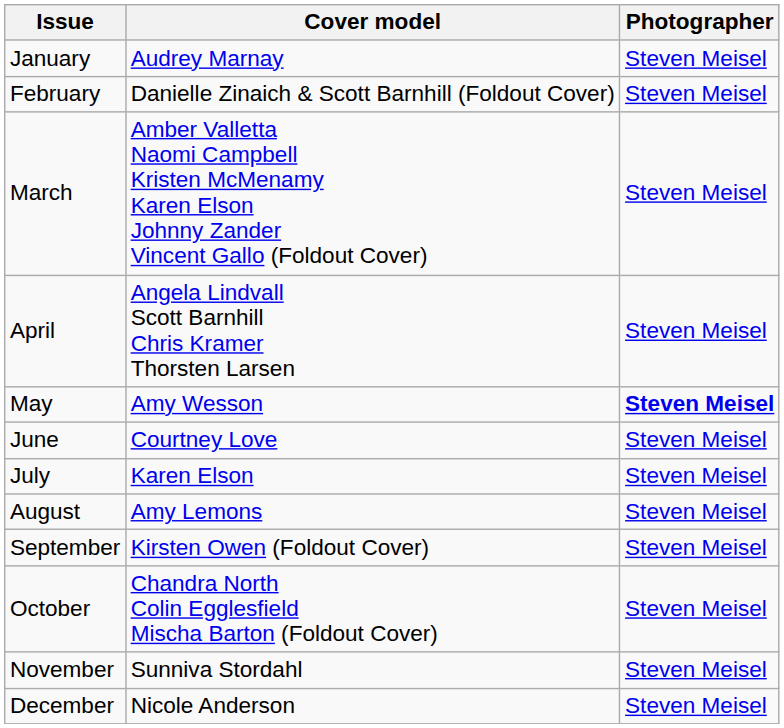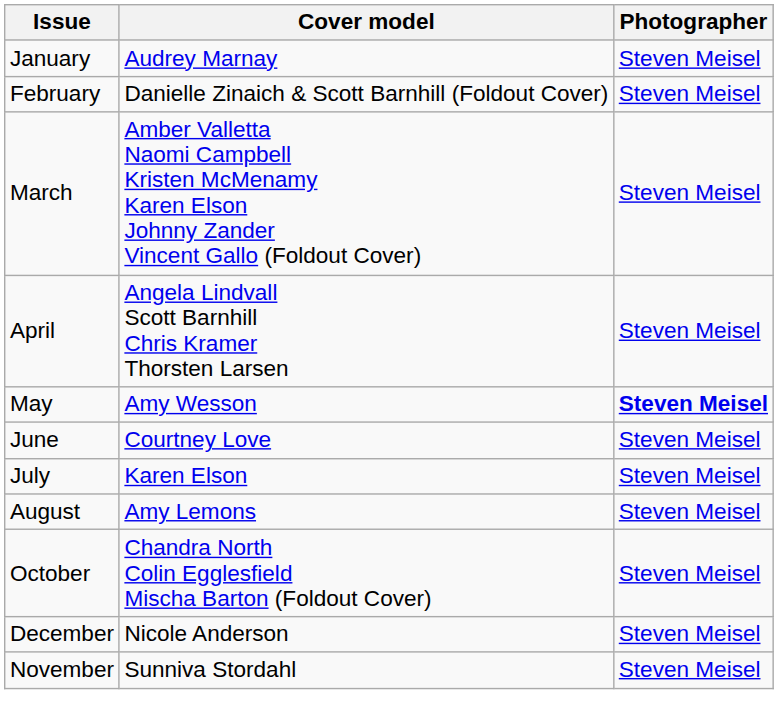- row: (65, 547)
rows swapped: (62, 669) <-> (62, 705)
